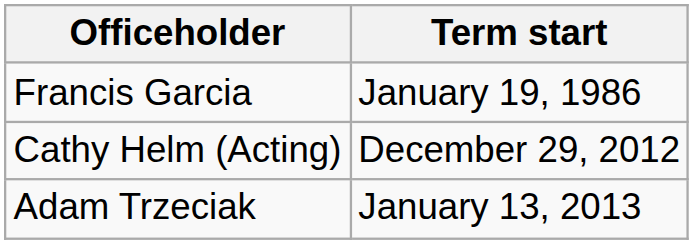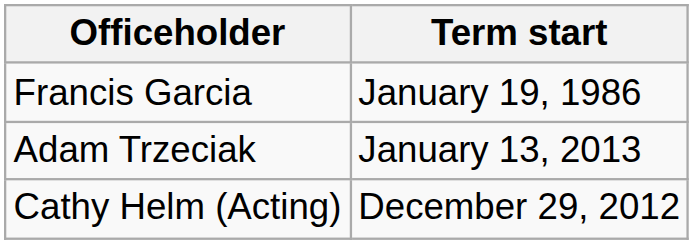rows swapped: (178, 149) <-> (135, 207)
